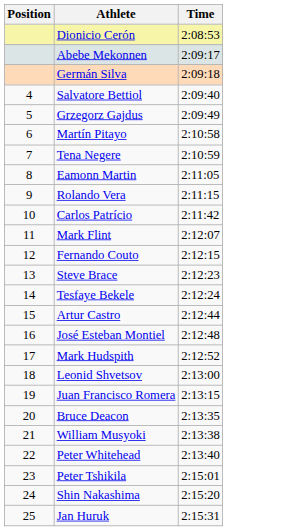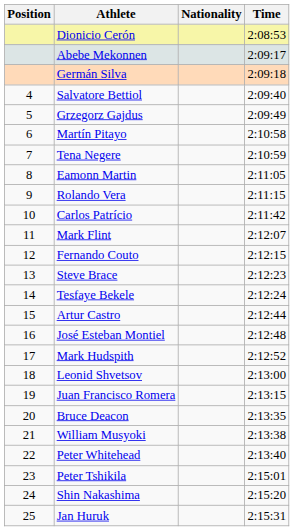+ column: (211, 14)
